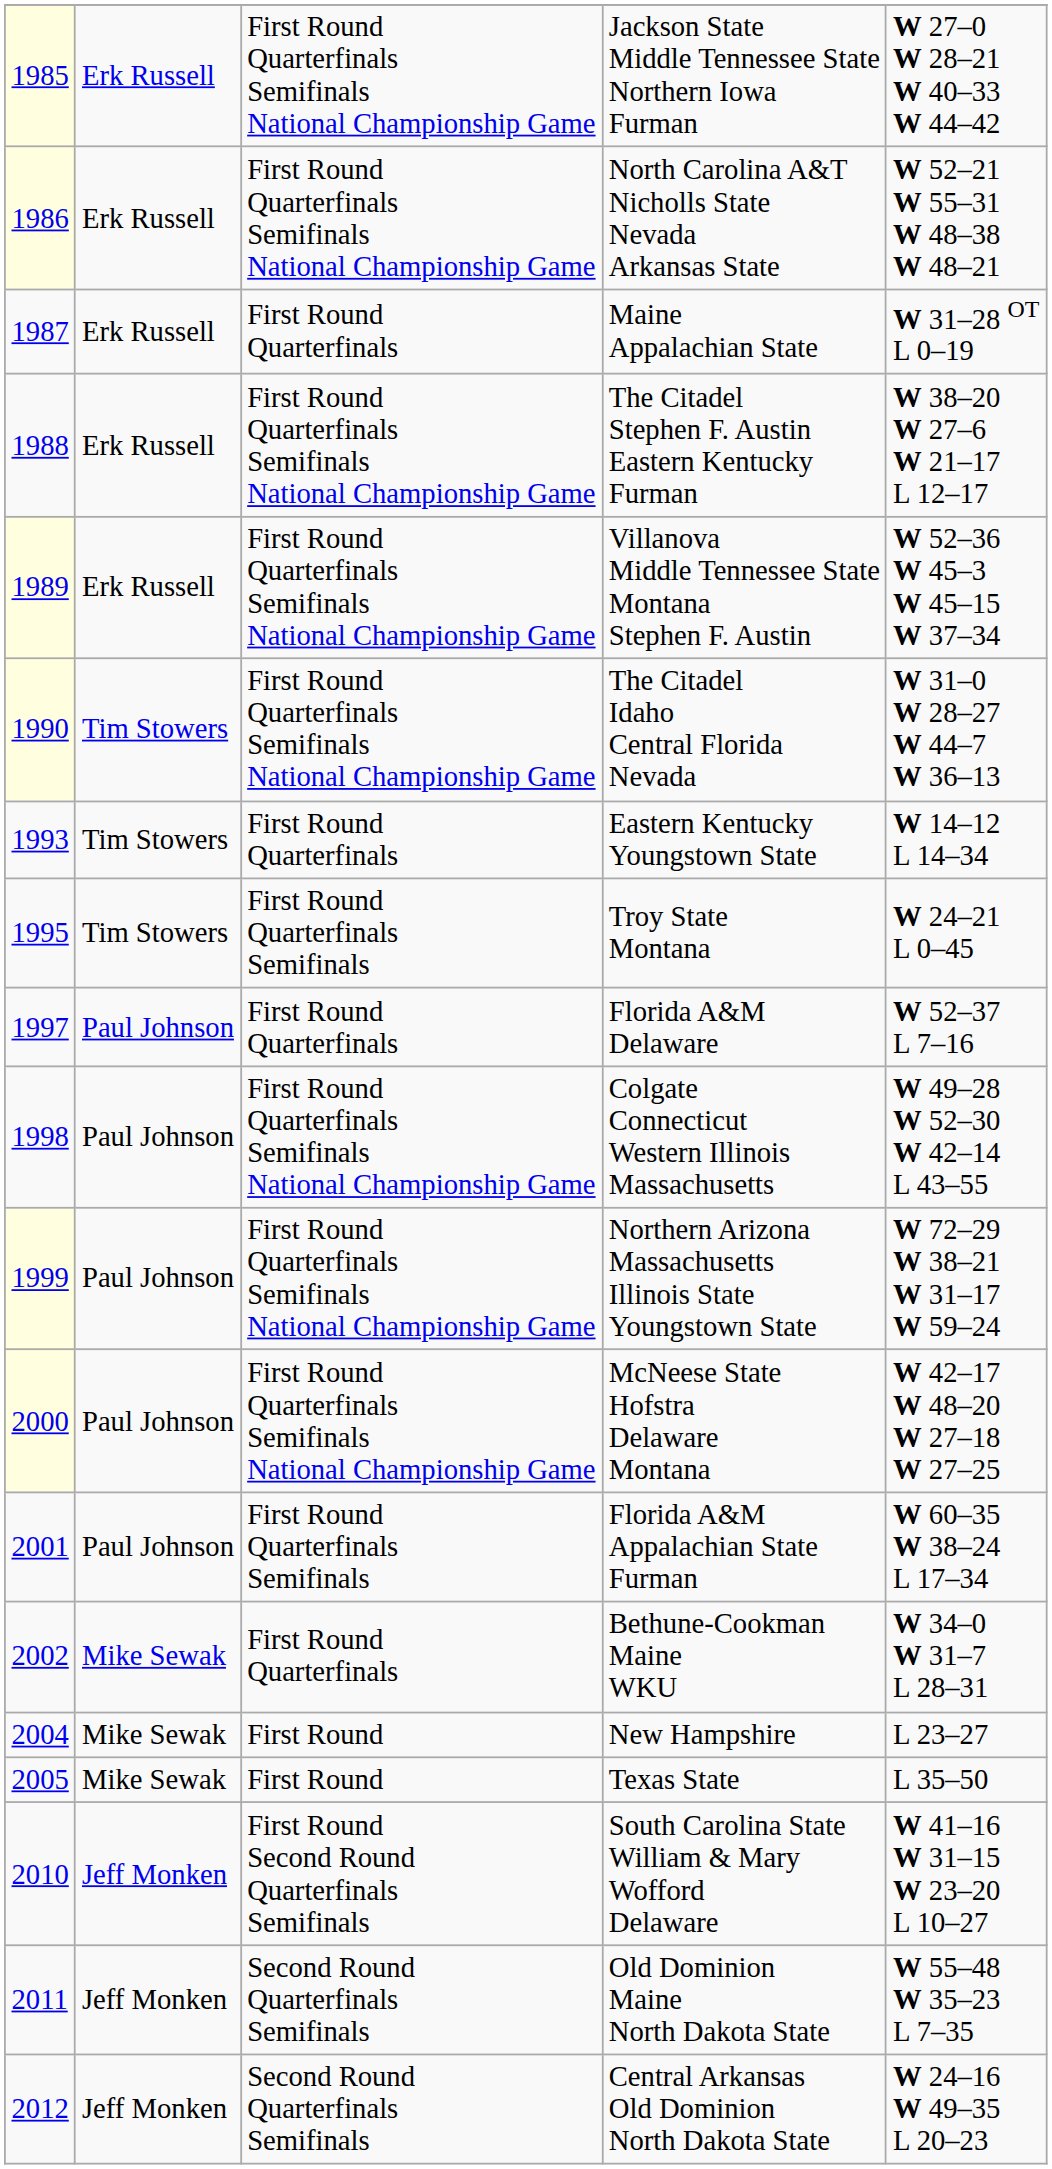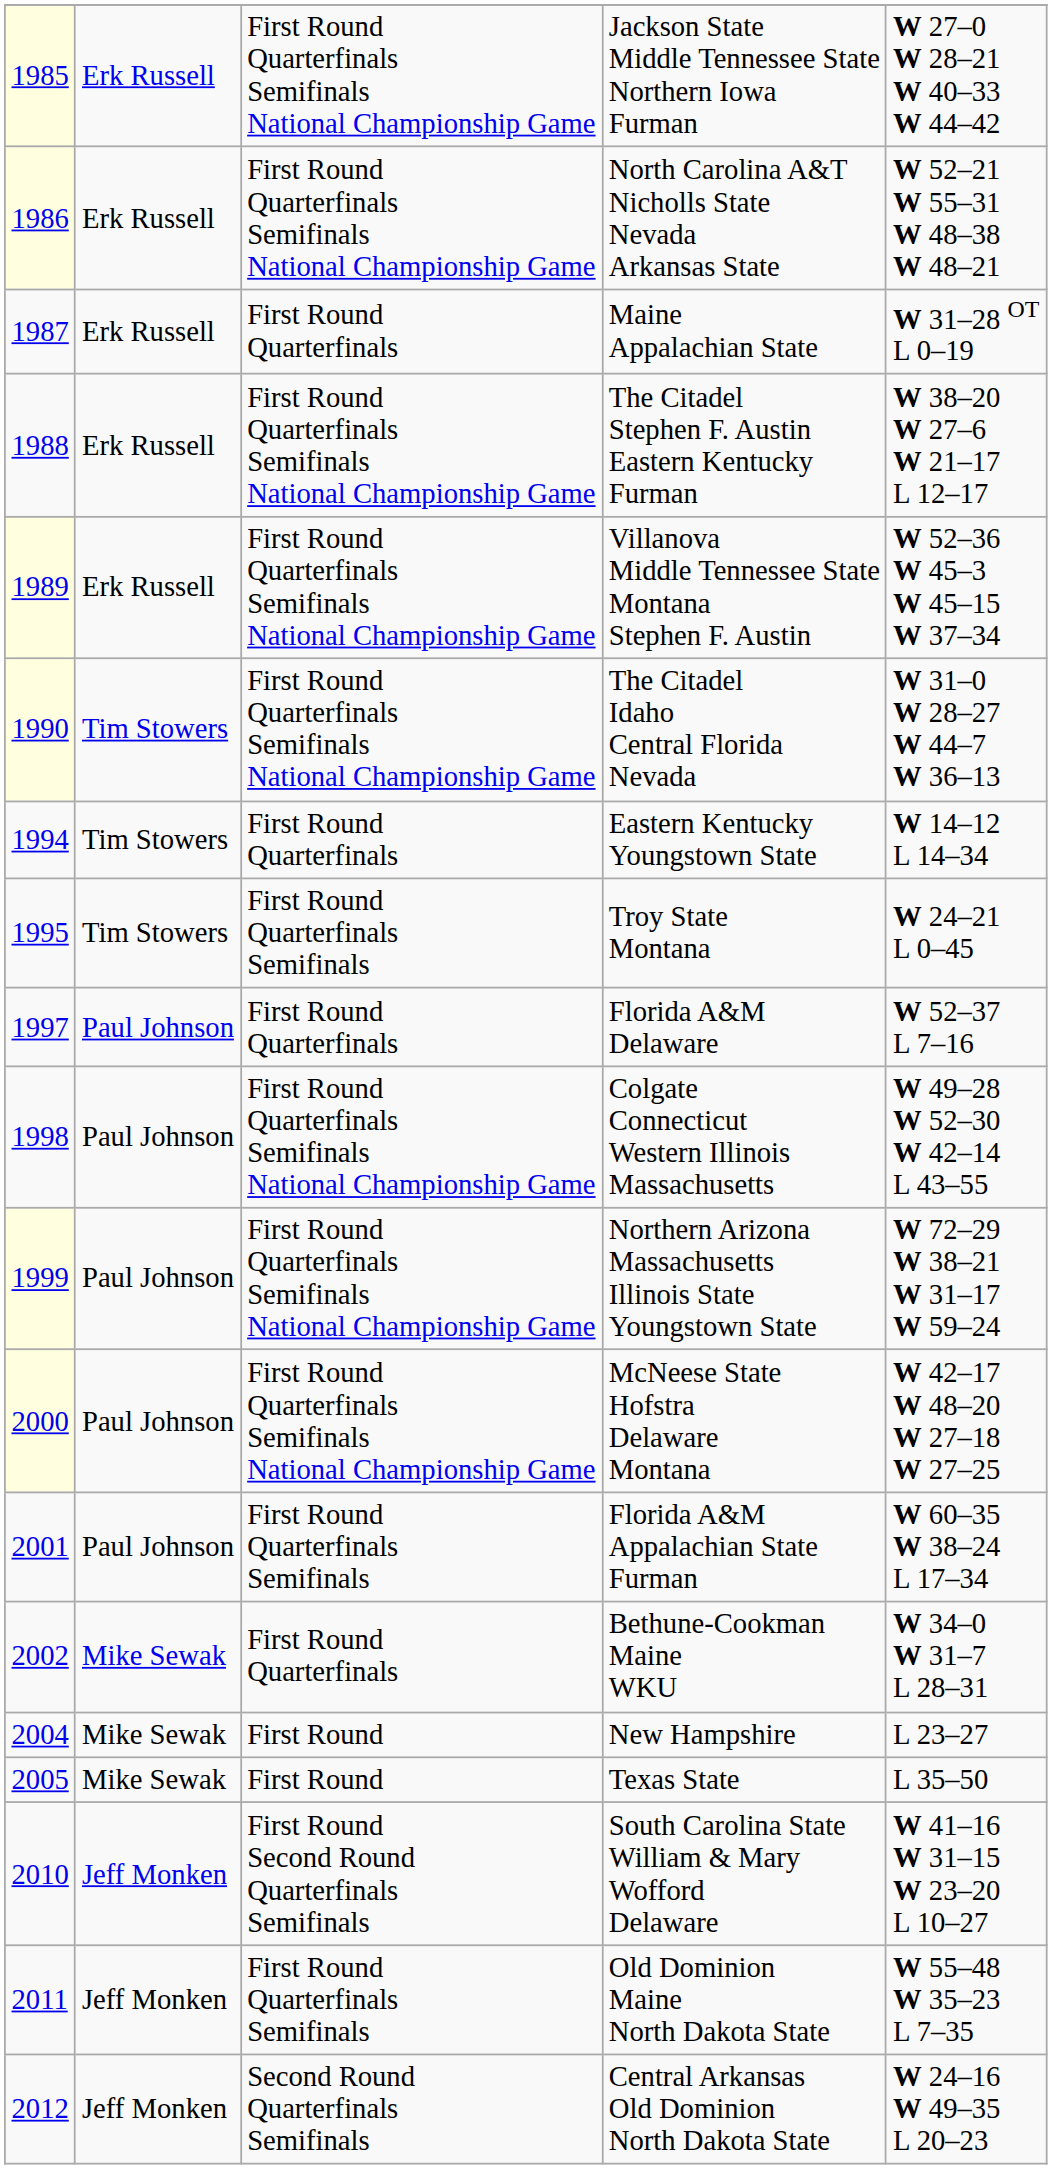(40, 839) 1993 -> (40, 839) 1994
(331, 1999) Second Round Quarterfinals Semifinals -> (323, 1999) First Round Quarterfinals Semifinals
